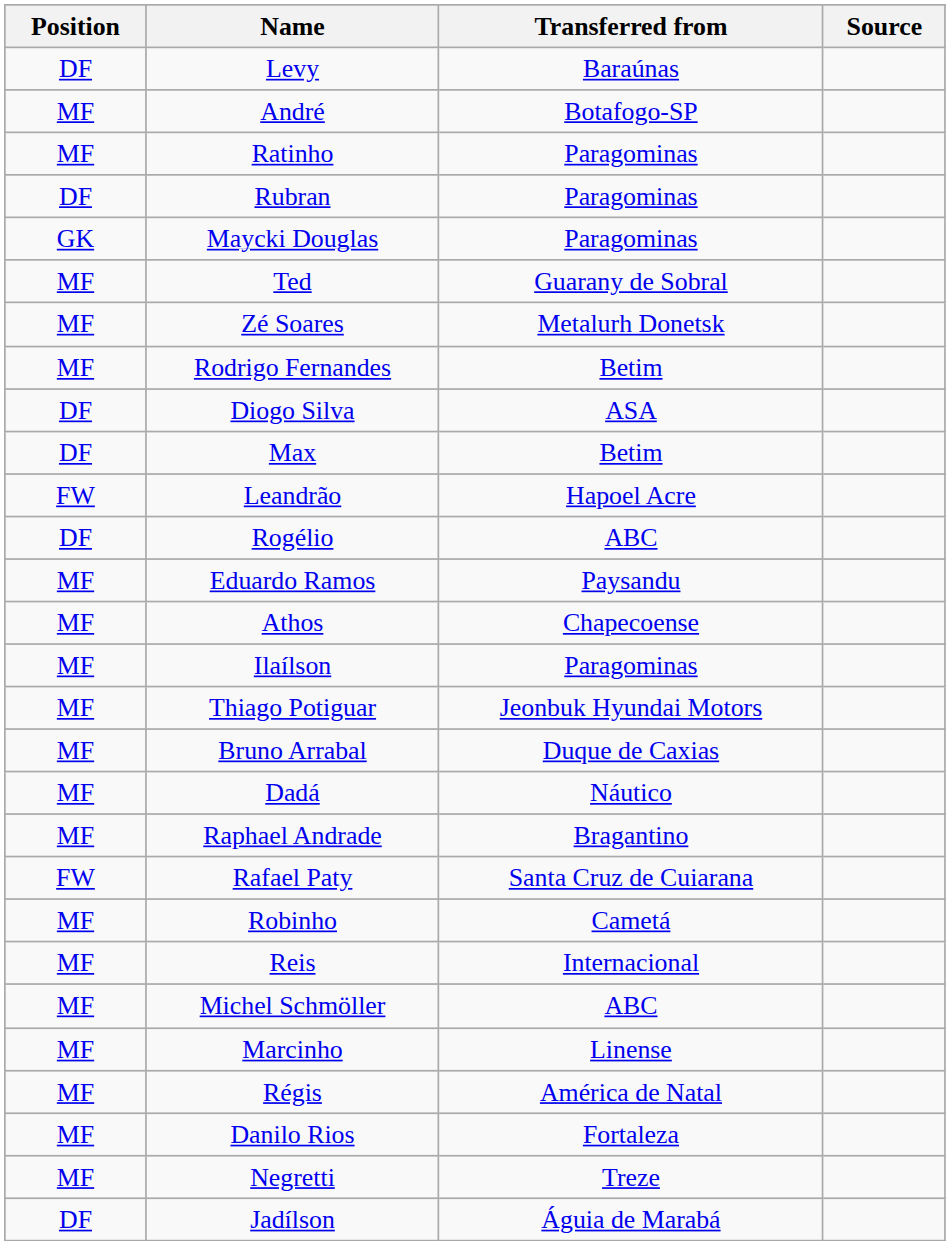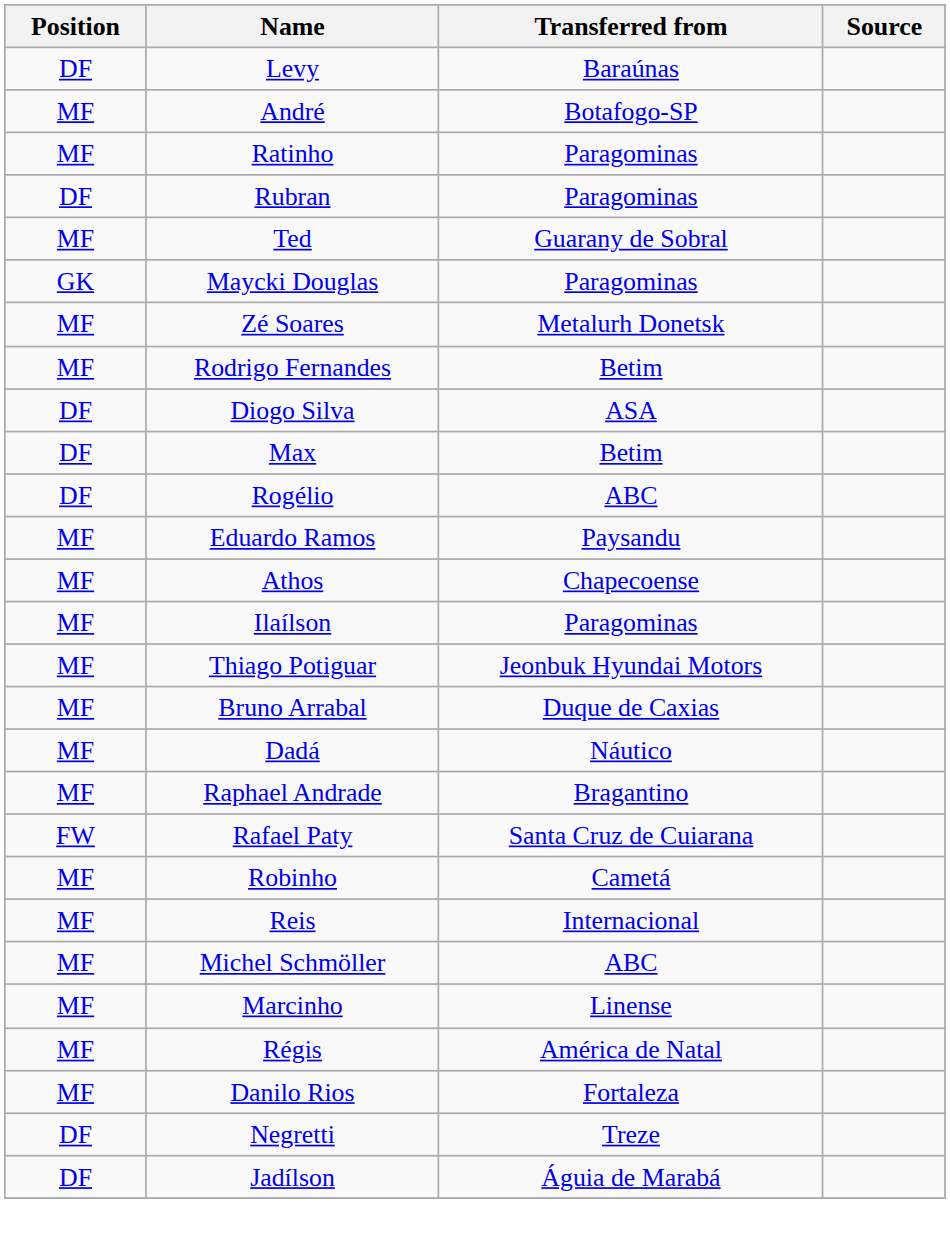rows swapped: (293, 281) <-> (293, 239)
- row: (293, 494)
(75, 1176) MF -> (75, 1133) DF
